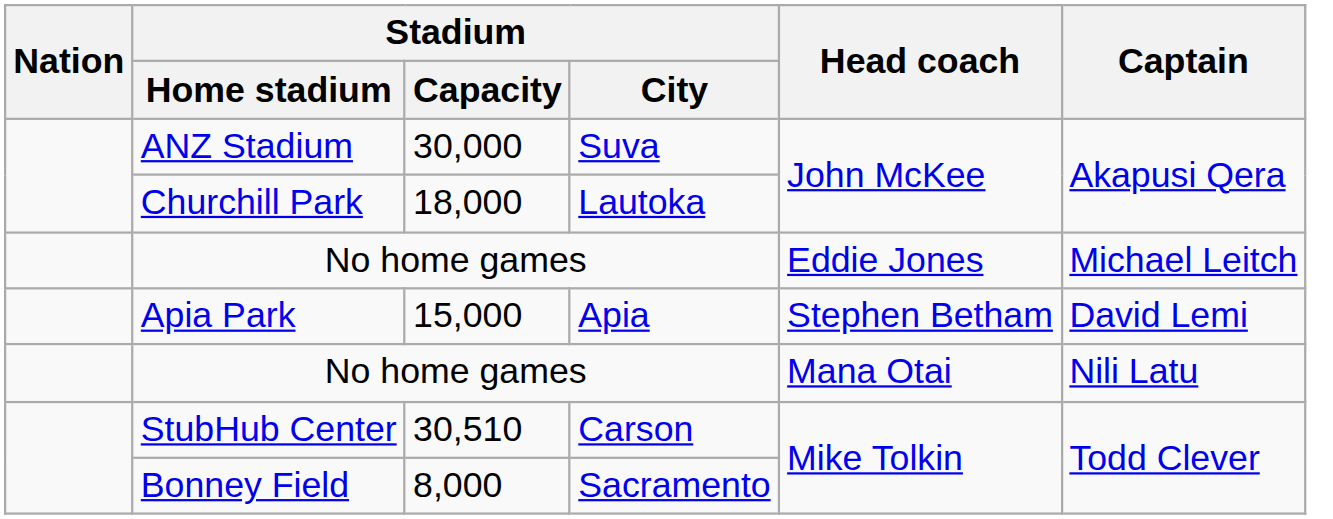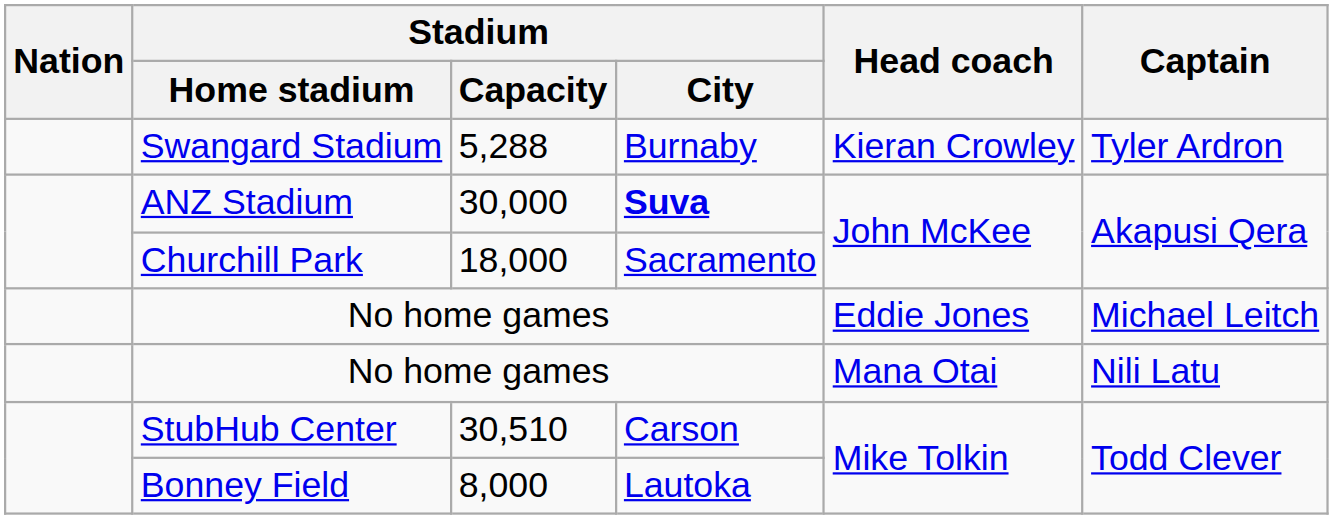+ row: (292, 145)
(619, 145) normal -> (667, 202) bold
(642, 202) Lautoka -> (720, 259) Sacramento
- row: (218, 315)
(674, 485) Sacramento -> (687, 485) Lautoka
